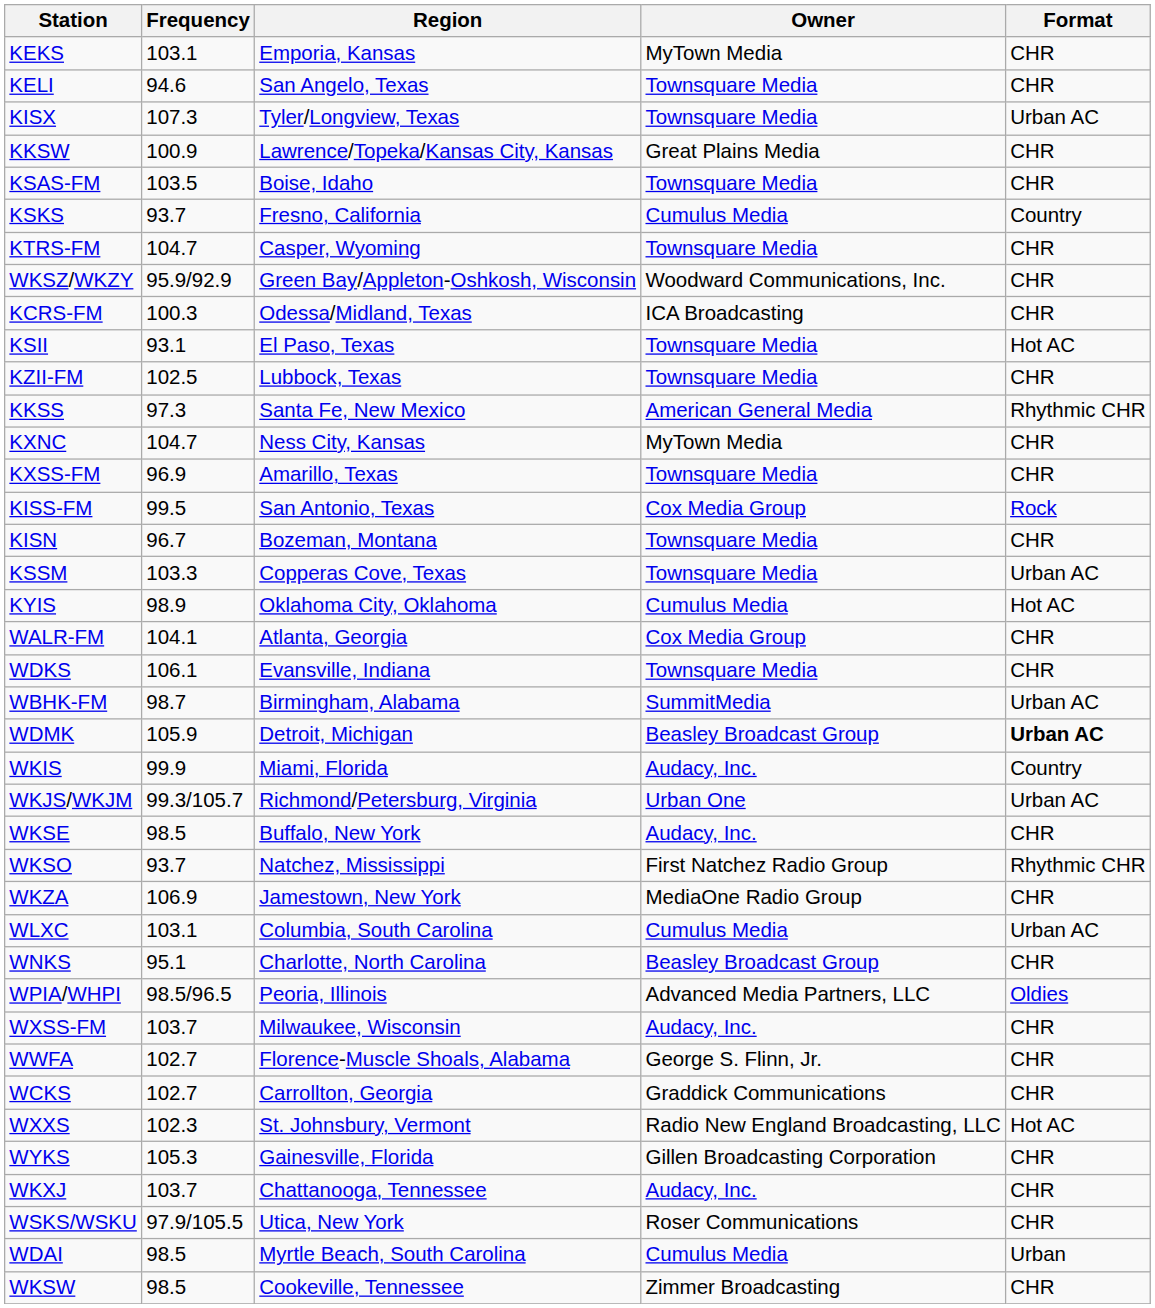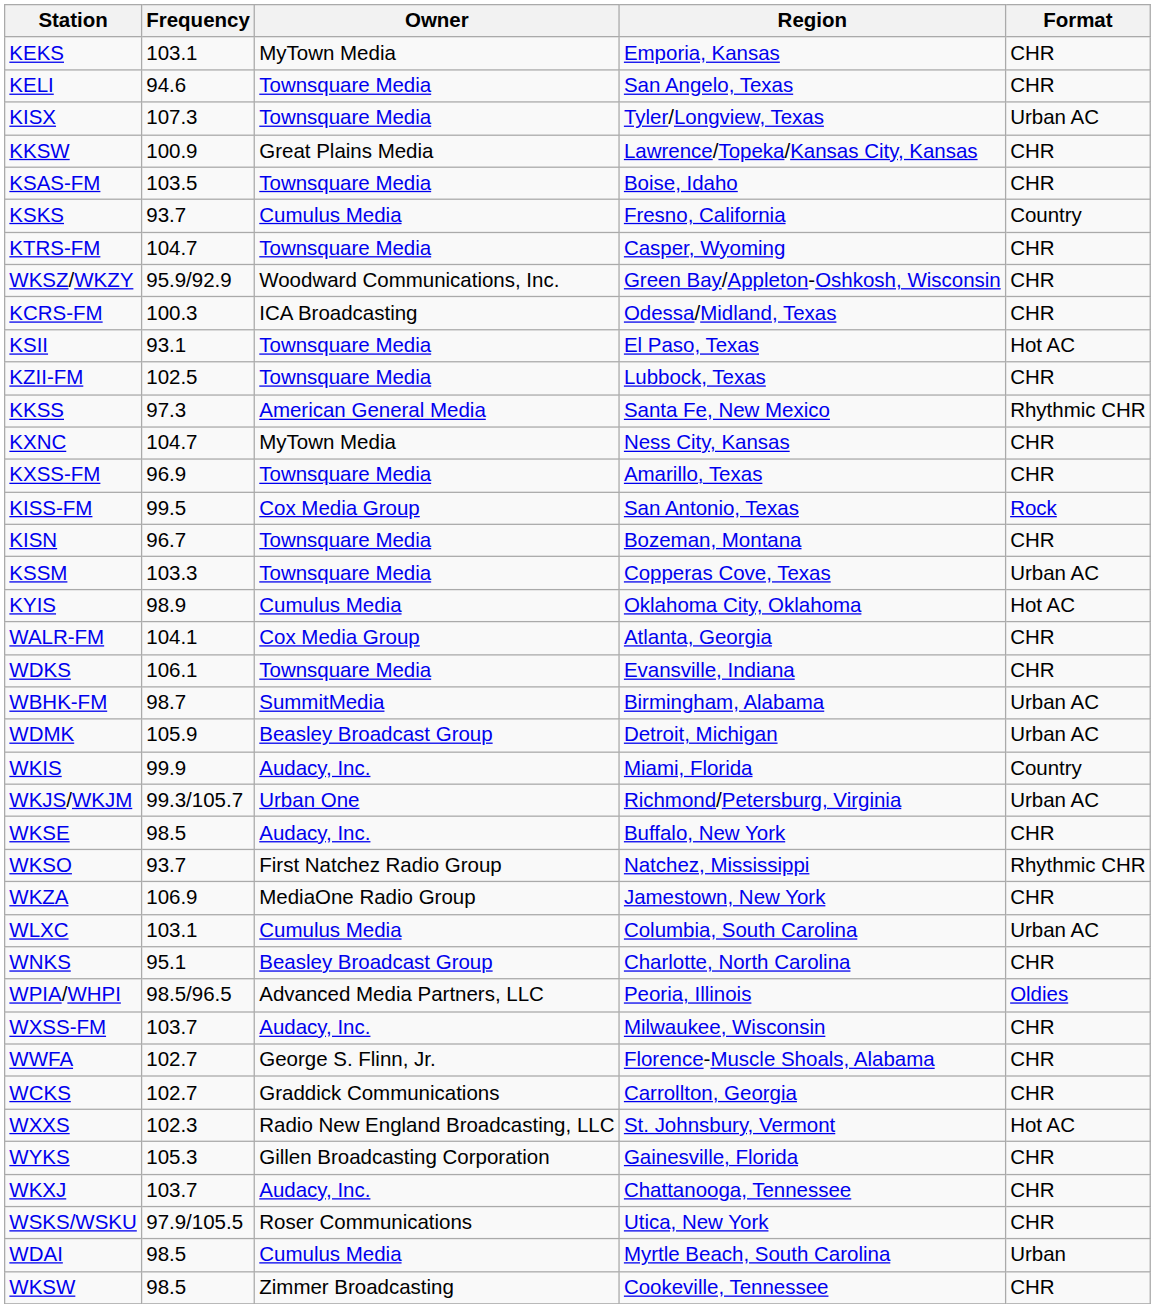columns swapped: (823, 20) <-> (448, 20)
(1057, 735) bold -> (1055, 735) normal
